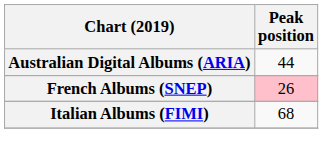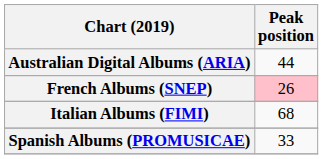+ row: (129, 140)
